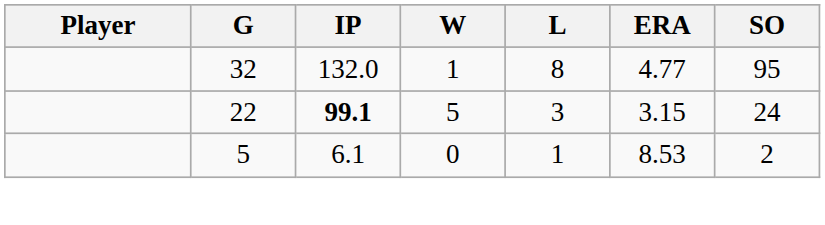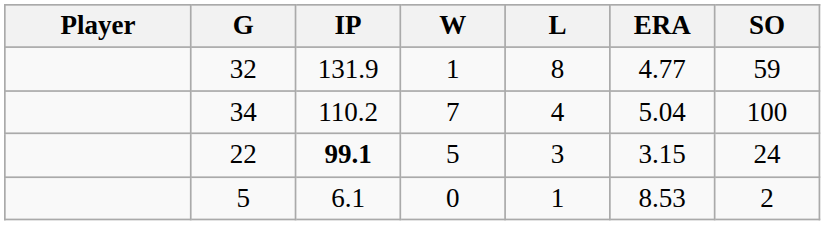(348, 68) 132.0 -> (348, 68) 131.9
(767, 68) 95 -> (767, 68) 59
+ row: (243, 111)
